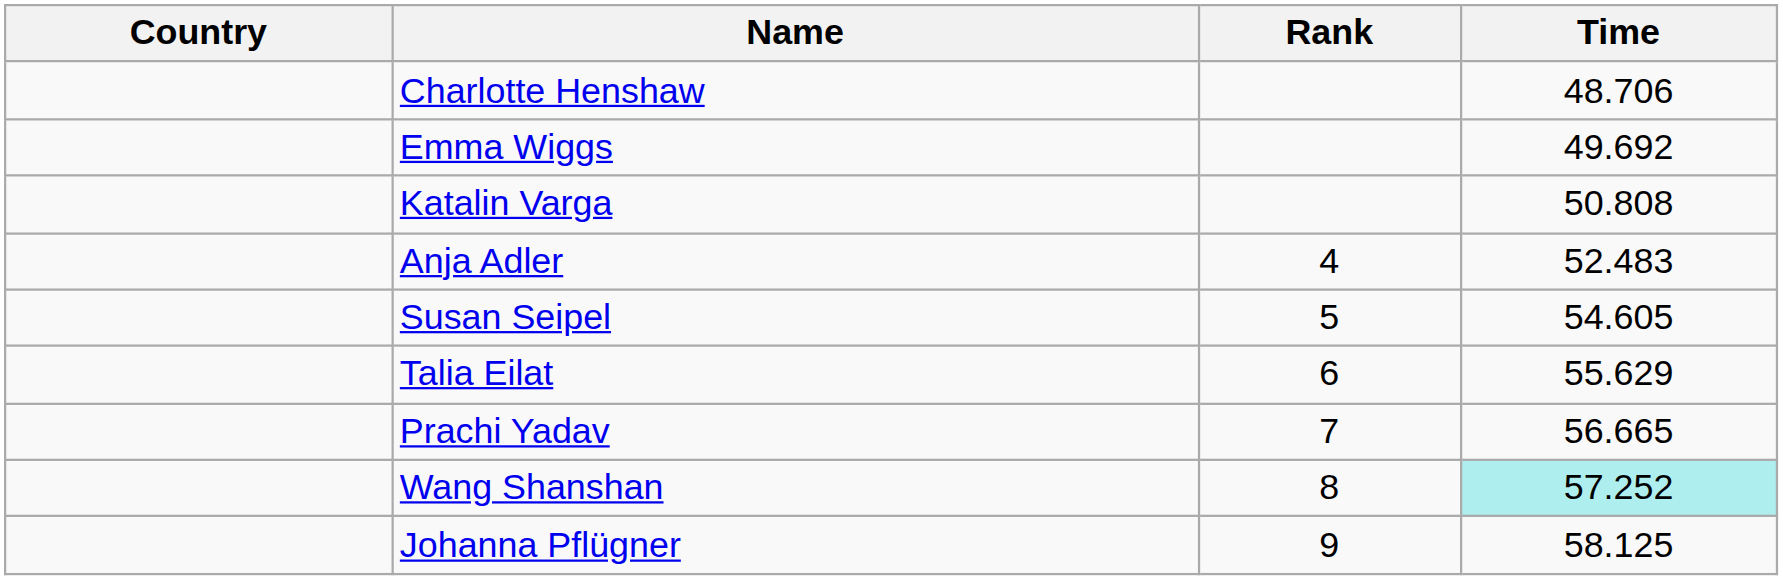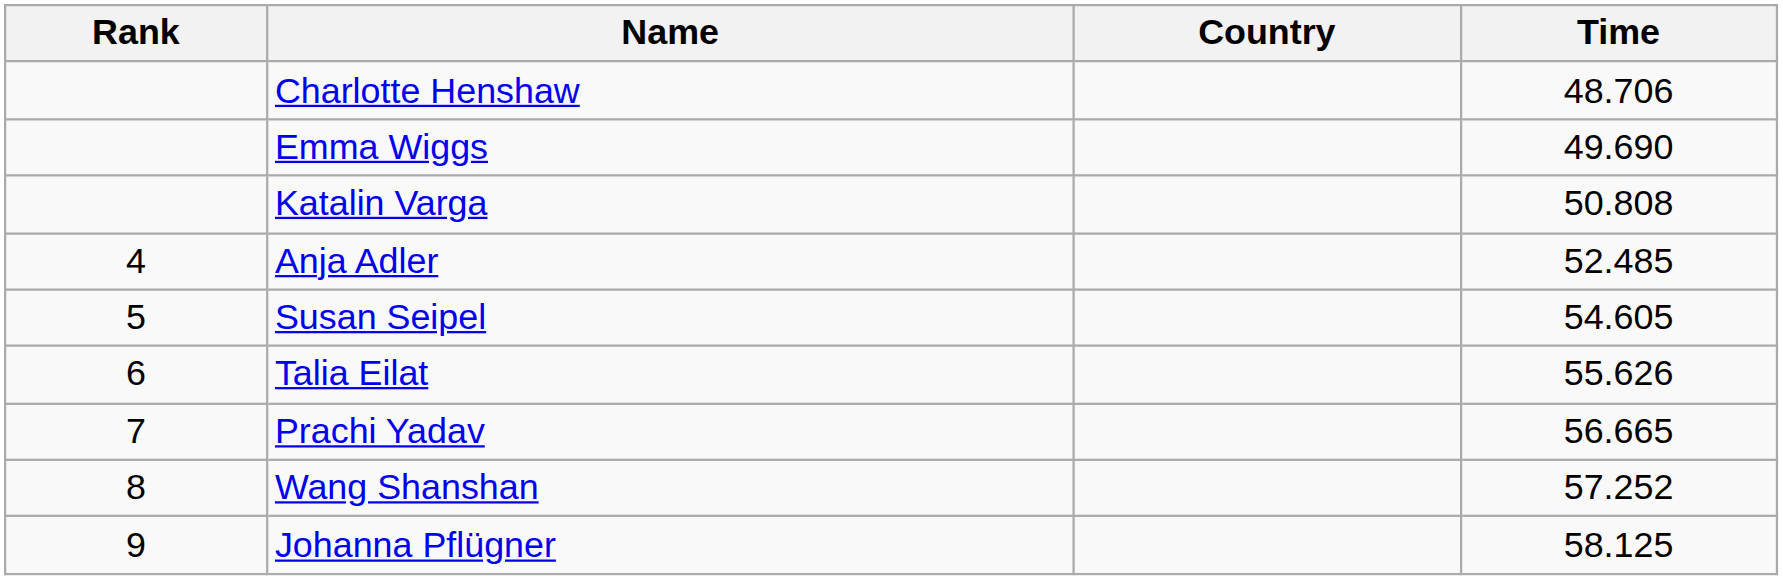columns swapped: (1329, 32) <-> (198, 32)
(1619, 146) 49.692 -> (1619, 146) 49.690
(1619, 260) 52.483 -> (1619, 260) 52.485
(1619, 373) 55.629 -> (1619, 373) 55.626
(1619, 487) paleturquoise background -> (1619, 487) no background
